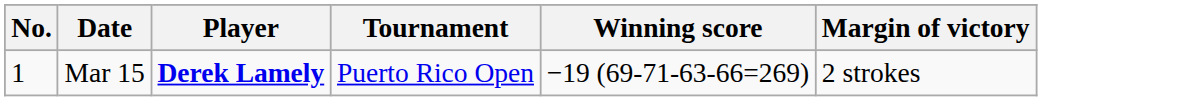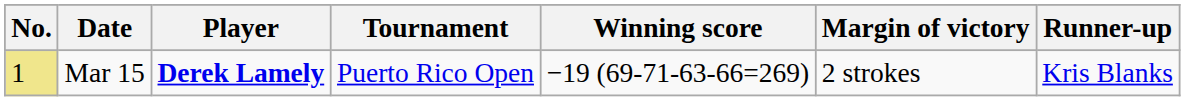+ column: (1108, 27)
(18, 72) no background -> (18, 72) khaki background
